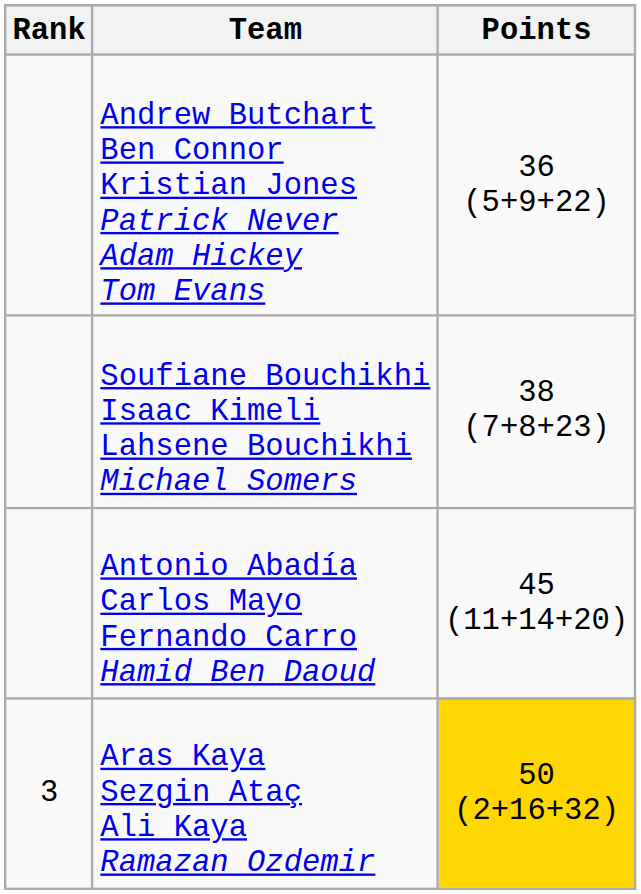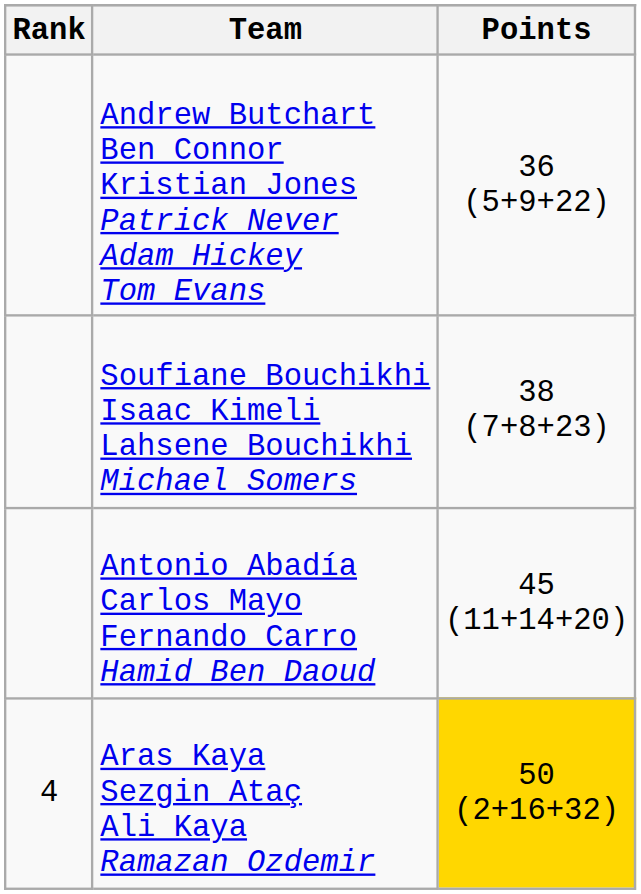(49, 793) 3 -> (49, 793) 4
